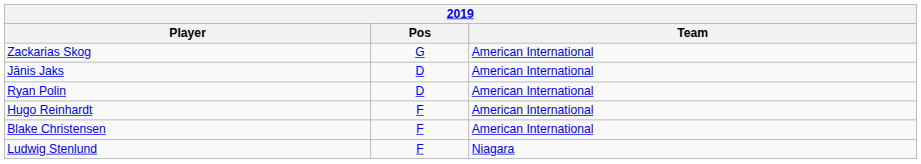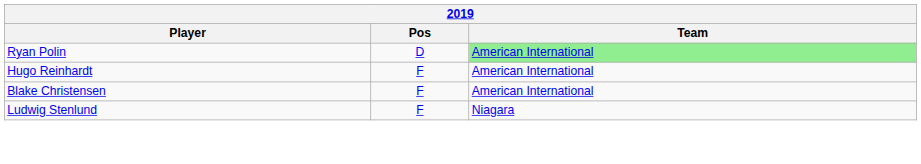- row: (49, 52)
- row: (36, 71)
(533, 91) no background -> (533, 52) lightgreen background
